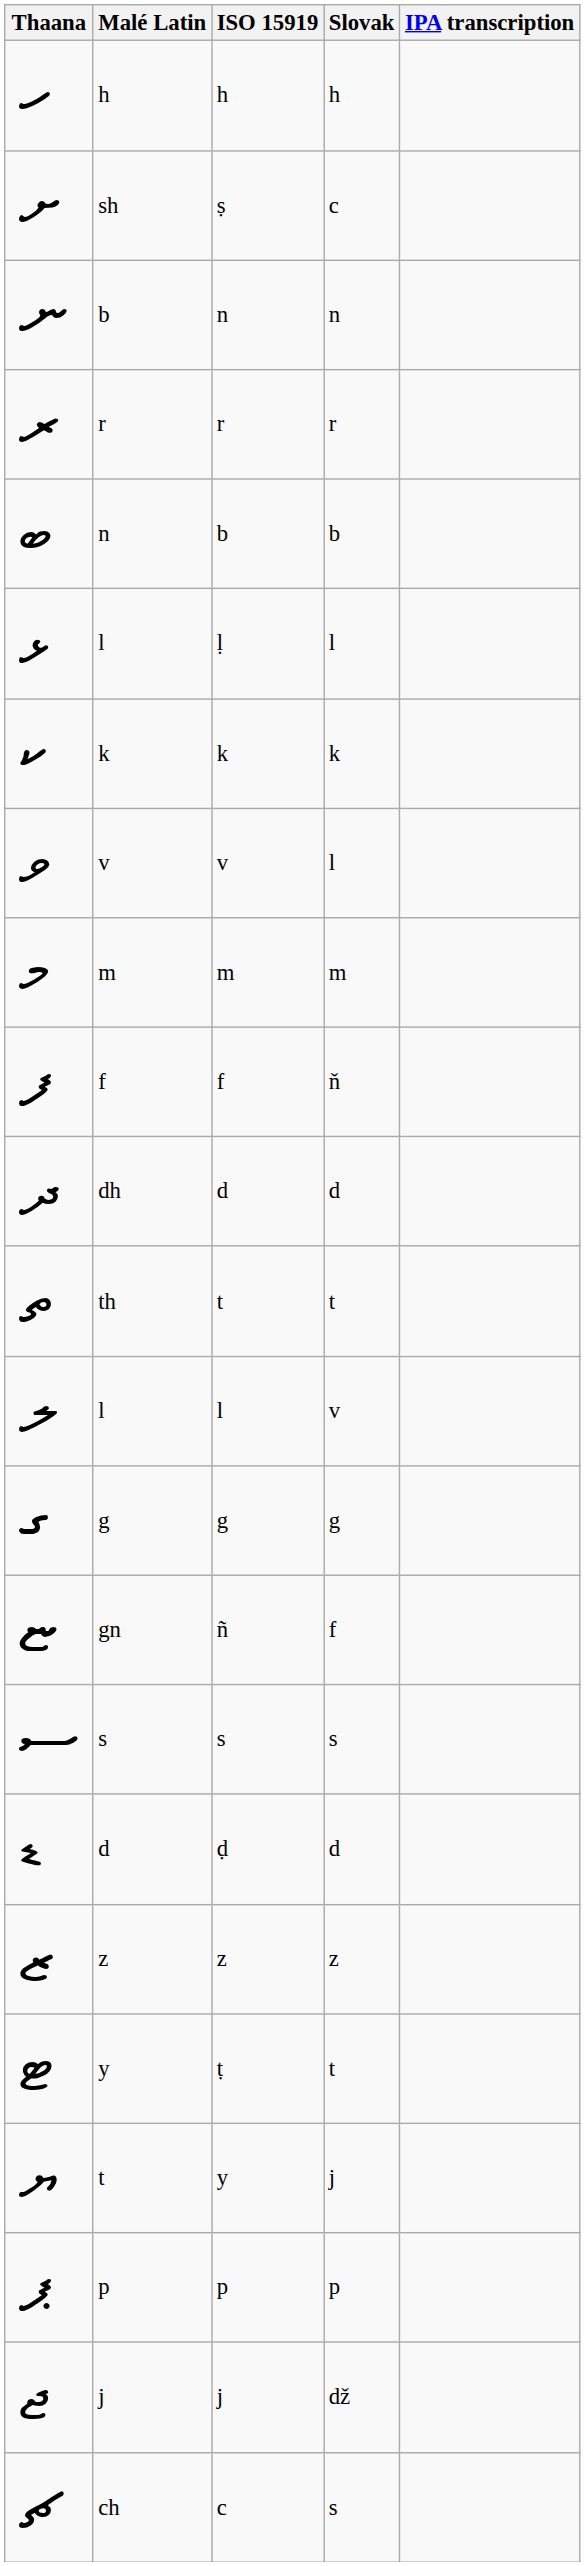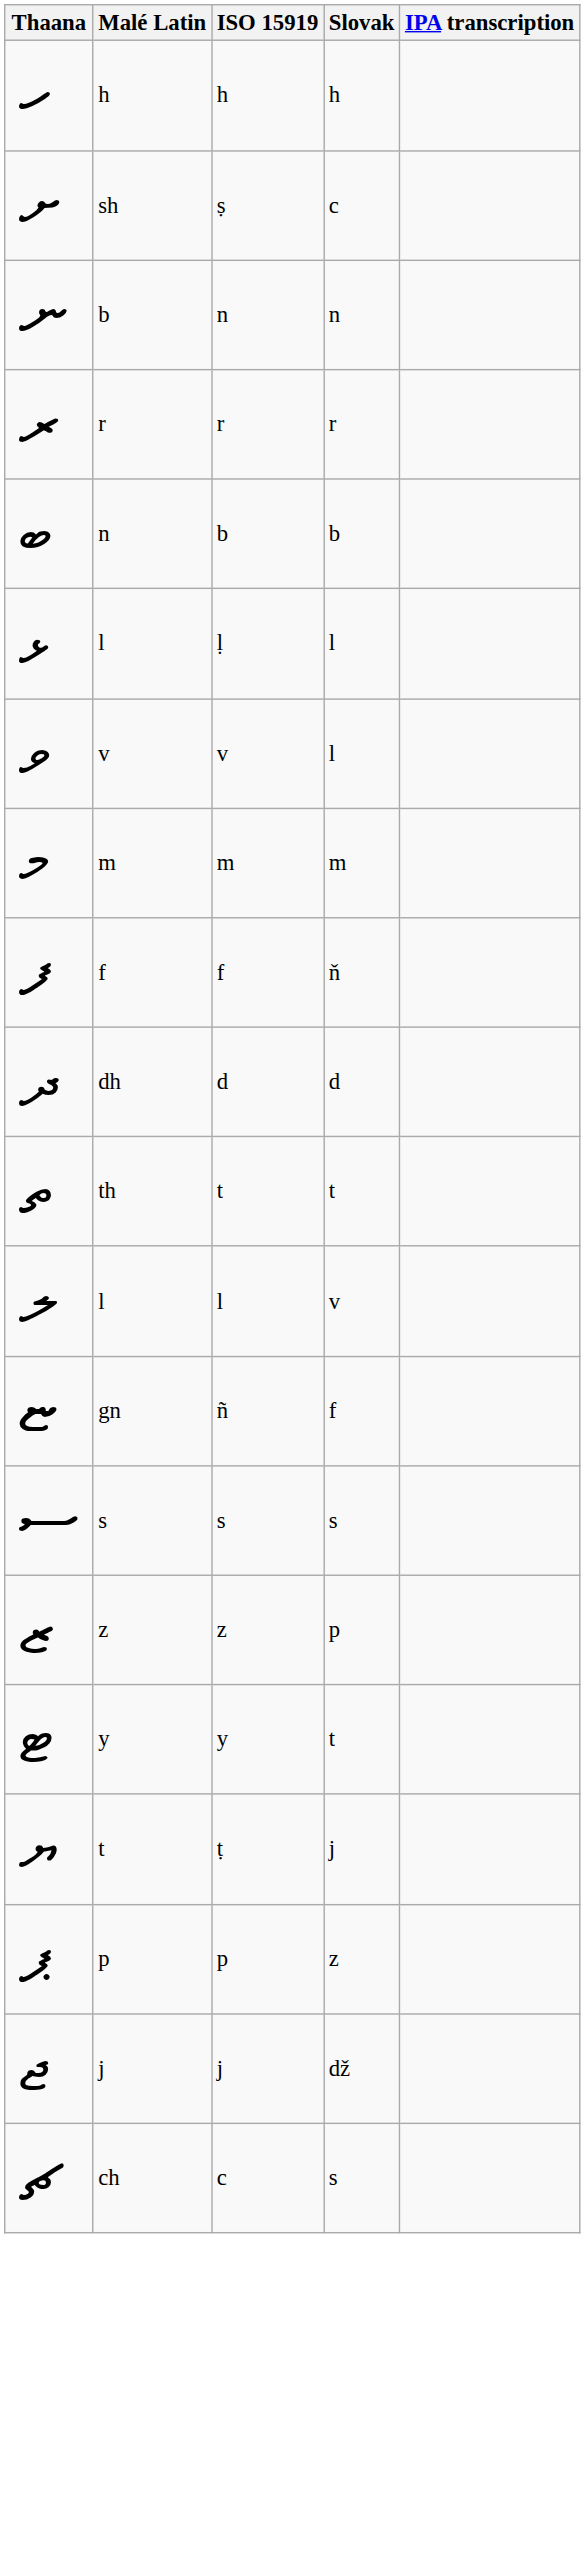- row: (33, 752)
- row: (34, 1519)
- row: (30, 1848)
(334, 1958) z -> (334, 1629) p
(220, 2068) ṭ -> (222, 1739) y
(222, 2177) y -> (220, 1849) ṭ
(334, 2287) p -> (334, 1958) z
